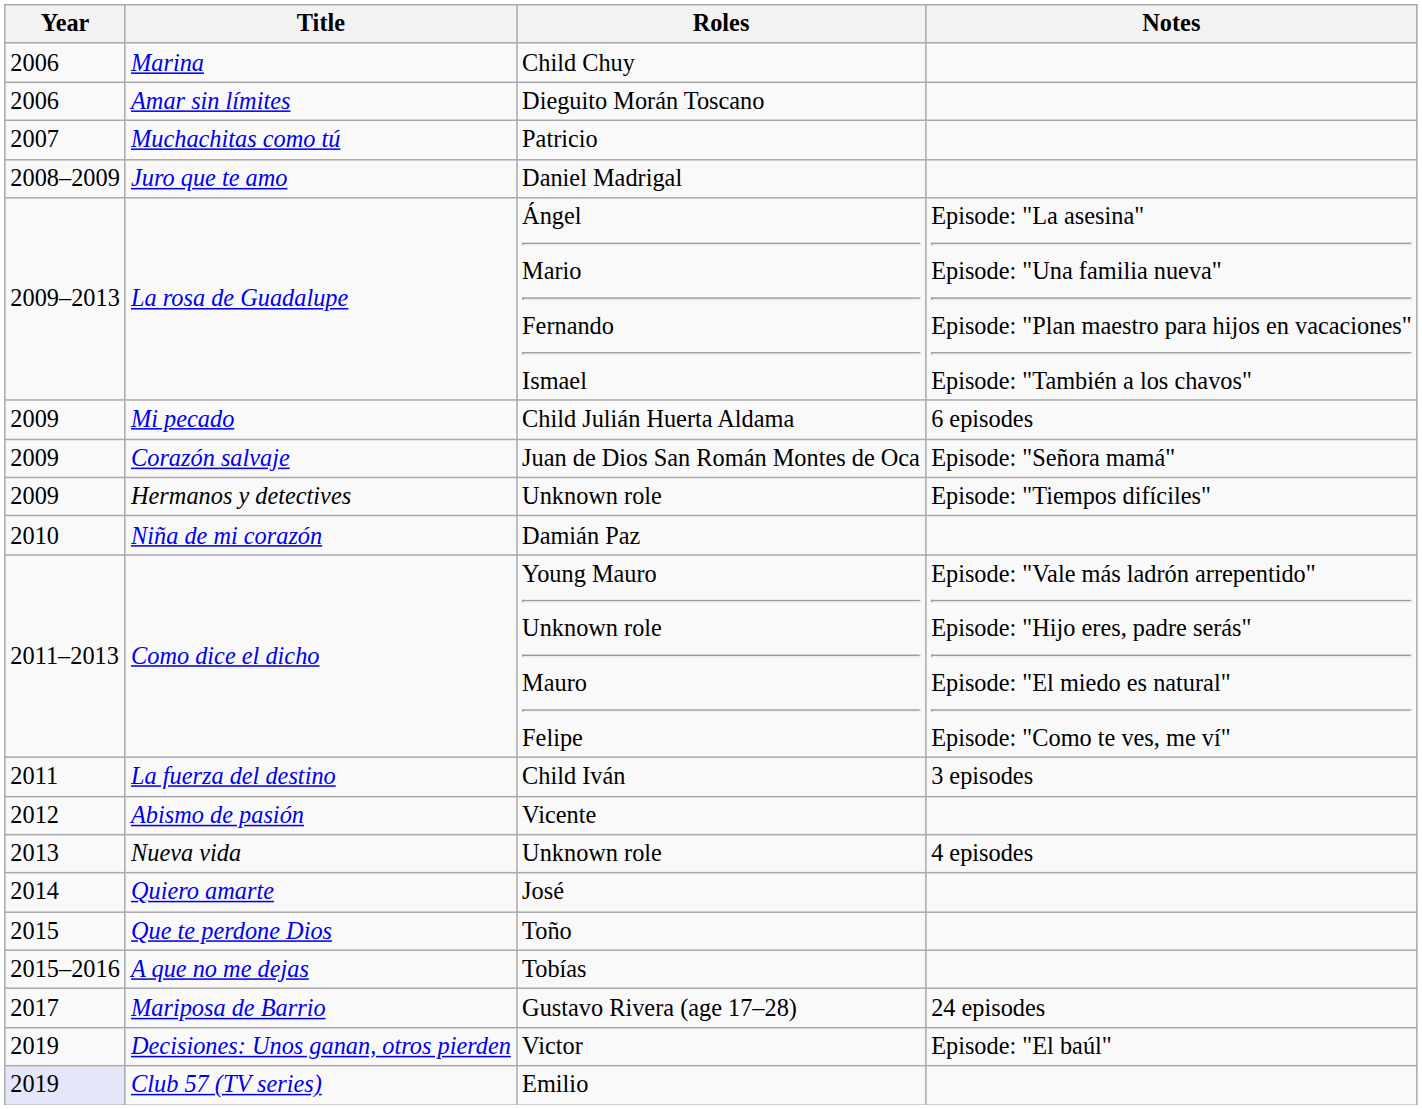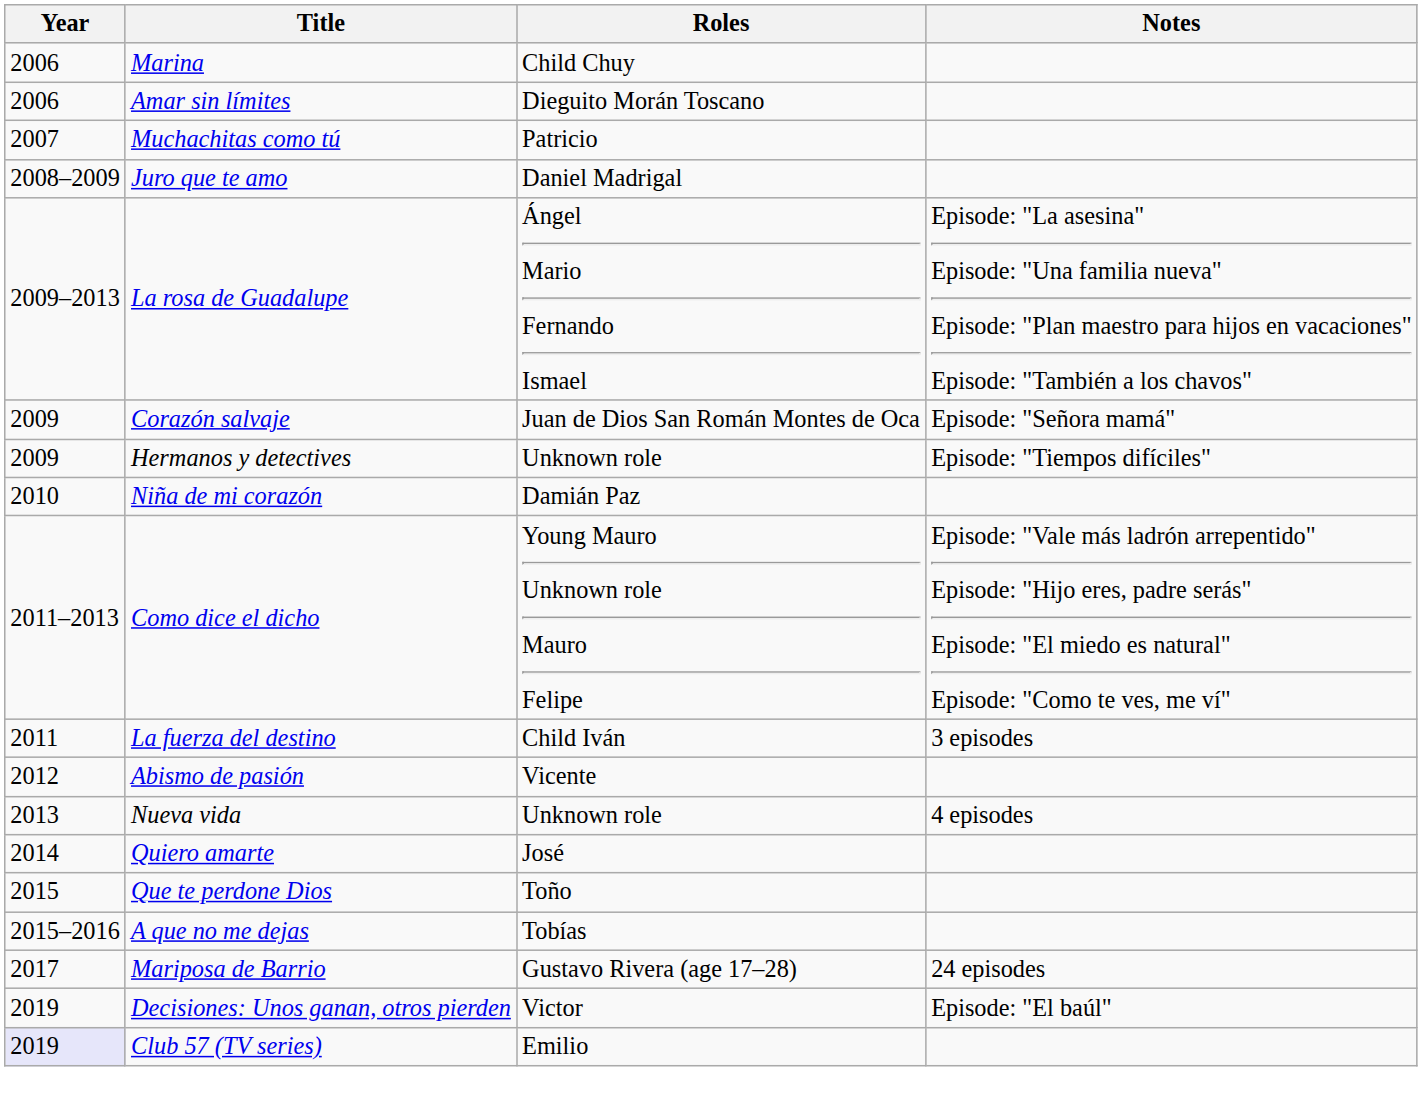- row: (183, 419)
